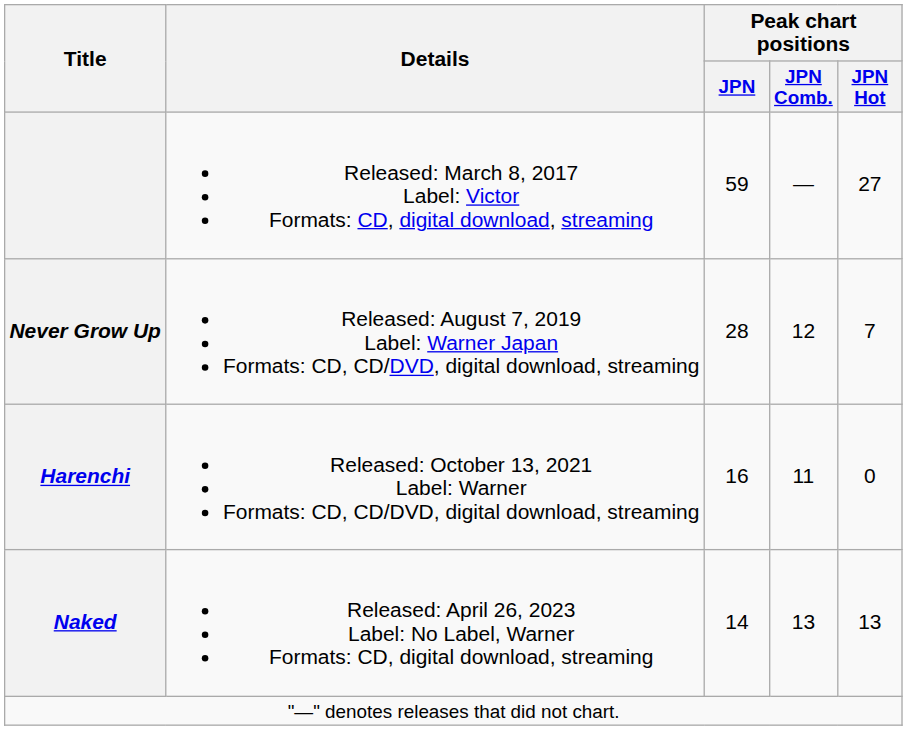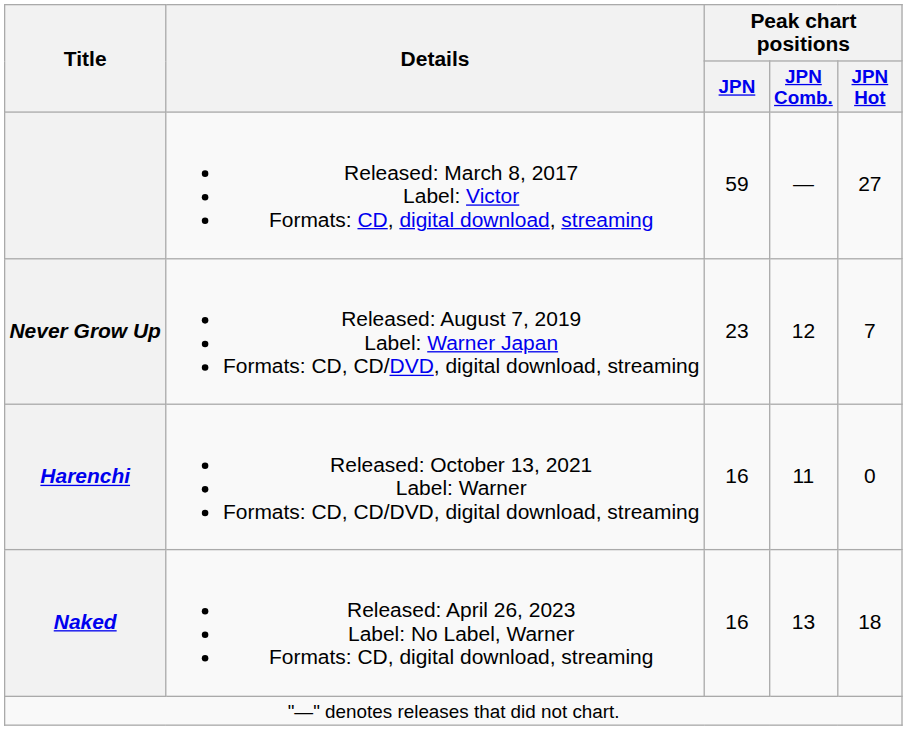(737, 330) 28 -> (737, 330) 23
(737, 622) 14 -> (737, 622) 16
(870, 622) 13 -> (870, 622) 18
